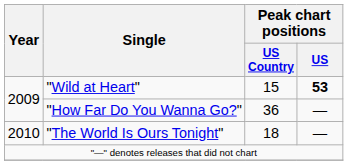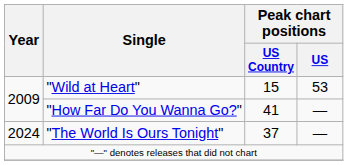(320, 87) bold -> (320, 87) normal
(271, 110) 36 -> (271, 110) 41
(24, 133) 2010 -> (24, 133) 2024
(271, 133) 18 -> (271, 133) 37
